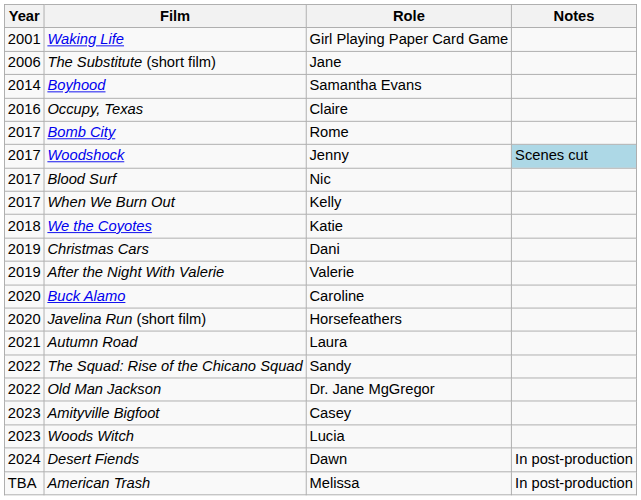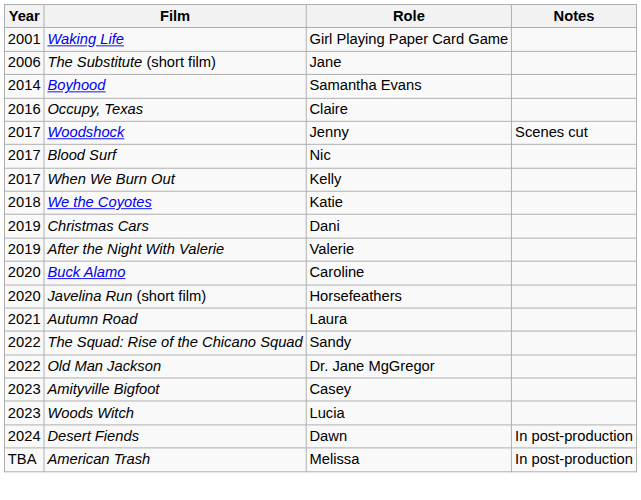- row: (81, 132)
(551, 156) lightblue background -> (551, 132) no background
